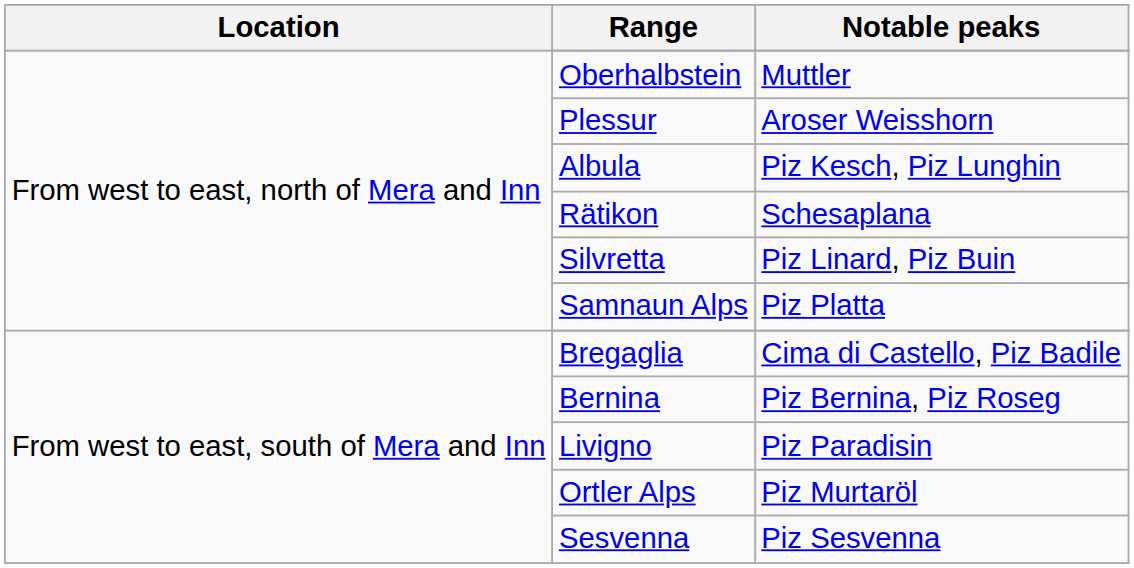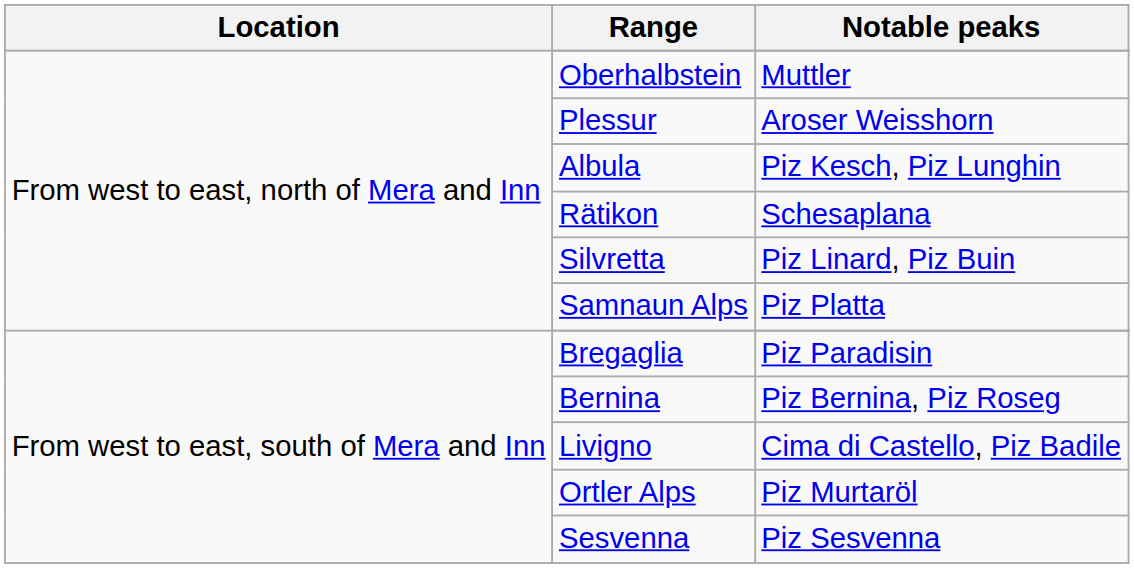(941, 352) Cima di Castello, Piz Badile -> (847, 352) Piz Paradisin
(847, 445) Piz Paradisin -> (941, 445) Cima di Castello, Piz Badile
